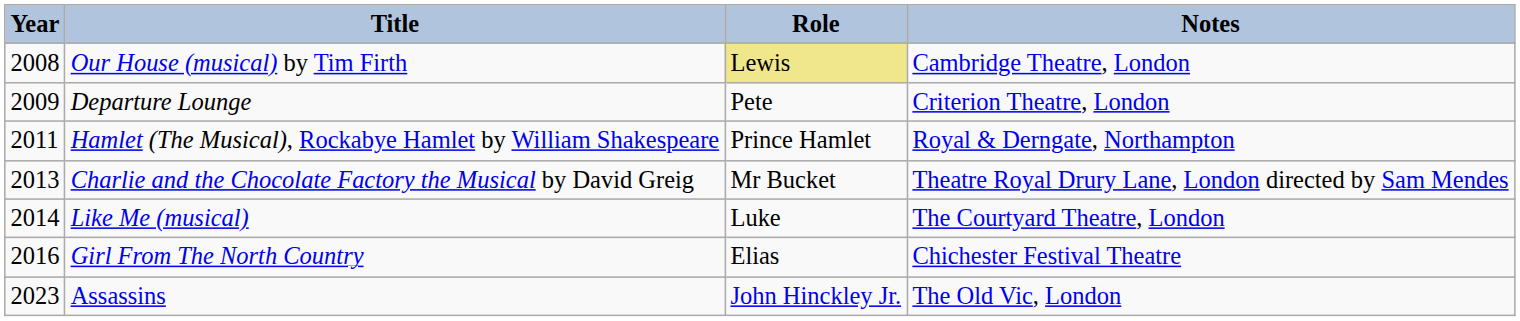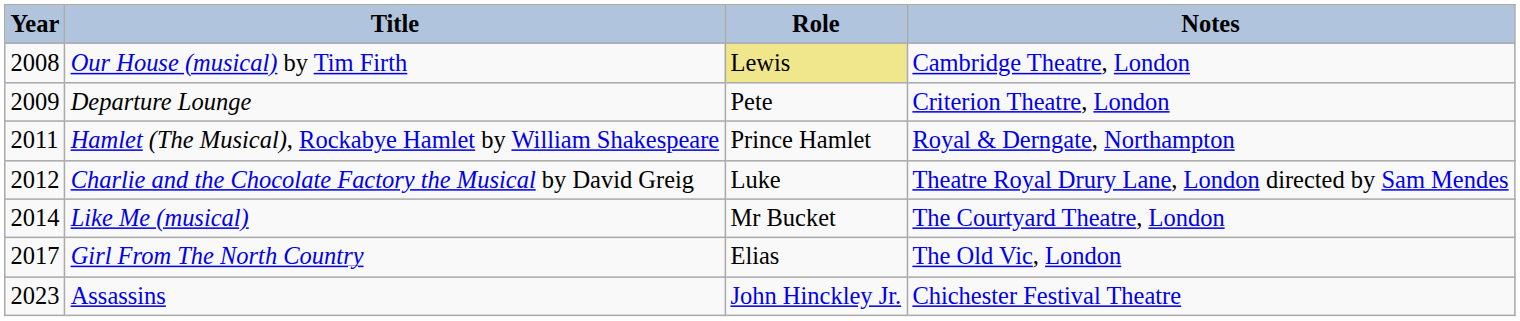(35, 179) 2013 -> (35, 179) 2012
(783, 179) Mr Bucket -> (756, 179) Luke
(756, 218) Luke -> (783, 218) Mr Bucket
(35, 256) 2016 -> (35, 256) 2017
(1047, 256) Chichester Festival Theatre -> (1017, 256) The Old Vic, London
(1017, 295) The Old Vic, London -> (1047, 295) Chichester Festival Theatre
